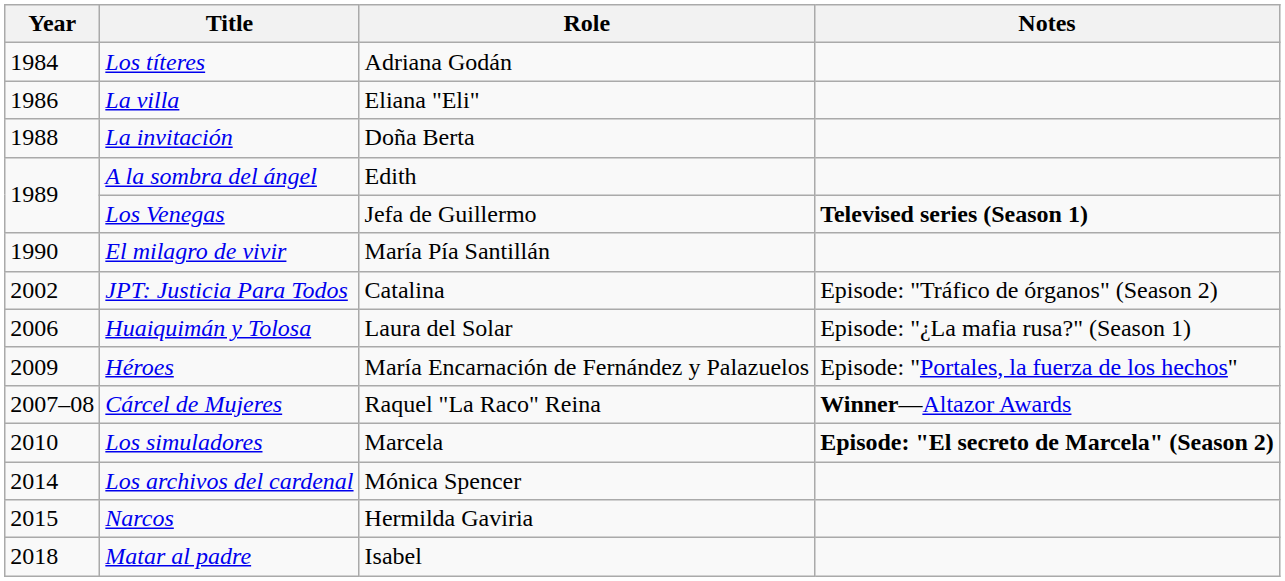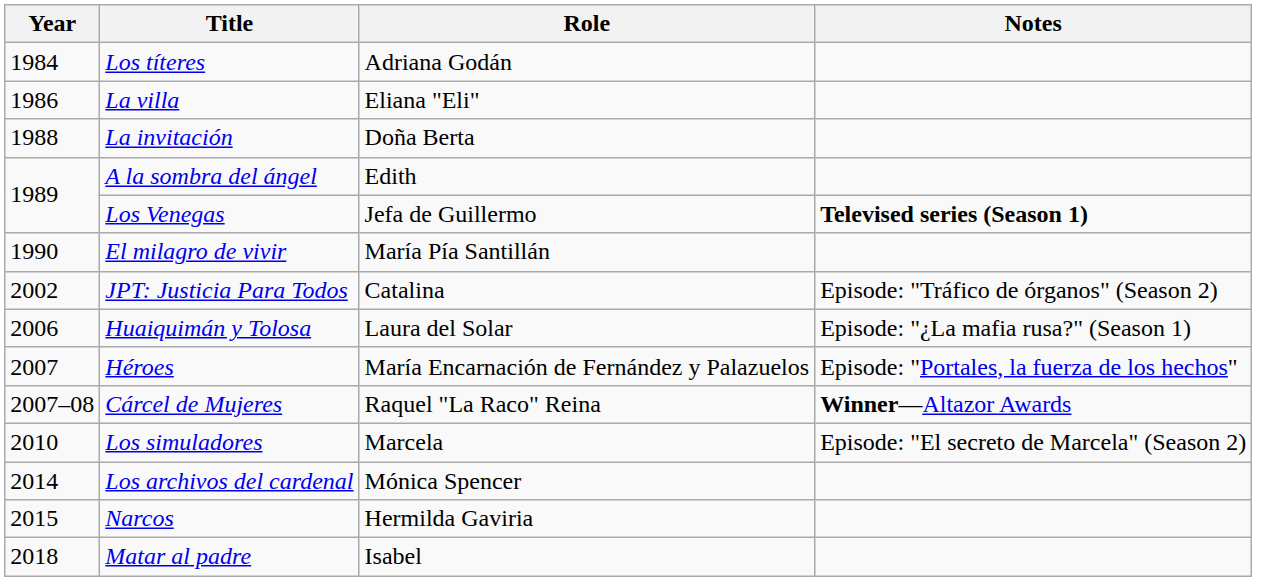(34, 366) 2009 -> (34, 366) 2007
(1047, 442) bold -> (1033, 442) normal
